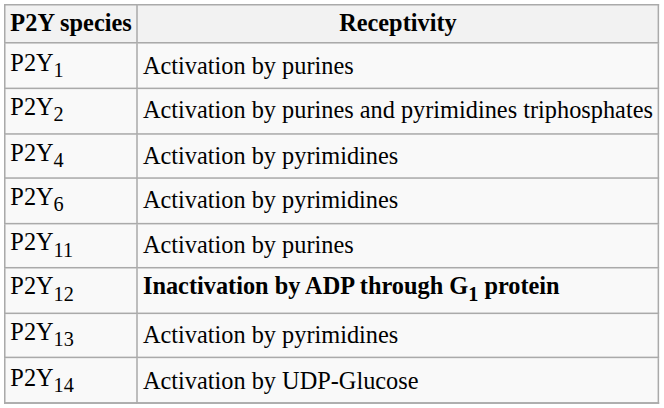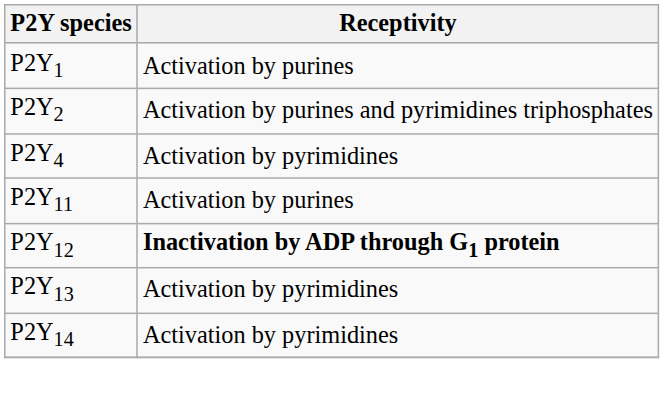- row: (37, 200)
(281, 380) Activation by UDP-Glucose -> (271, 335) Activation by pyrimidines
